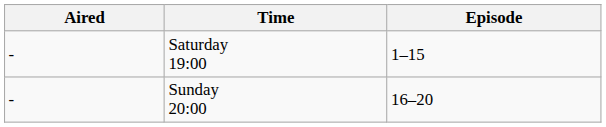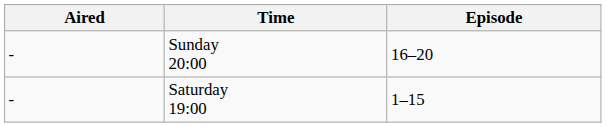rows swapped: (198, 53) <-> (194, 99)
